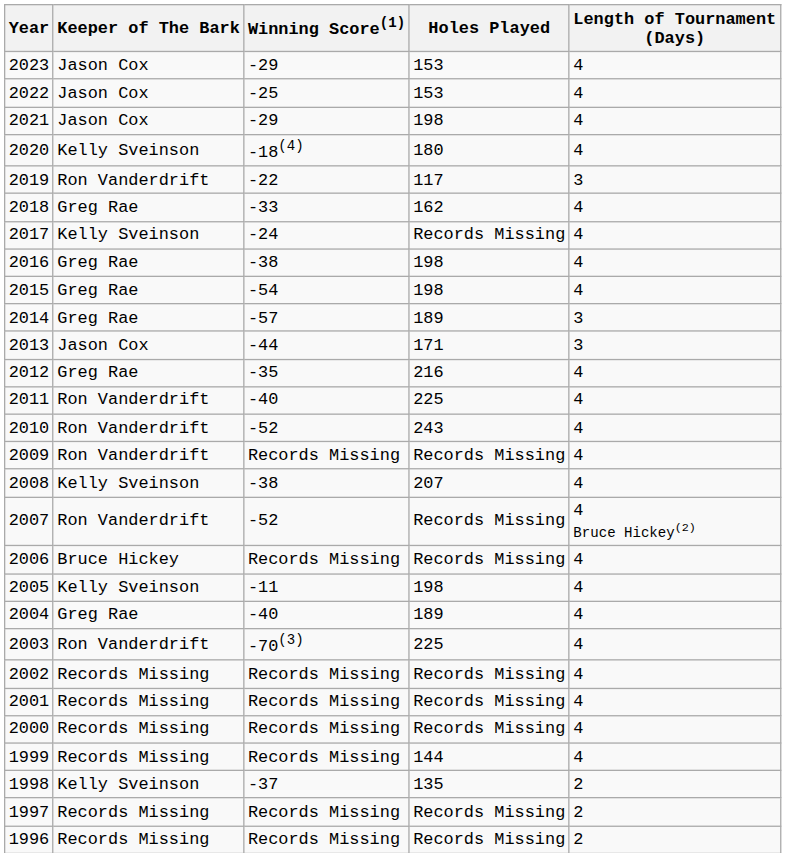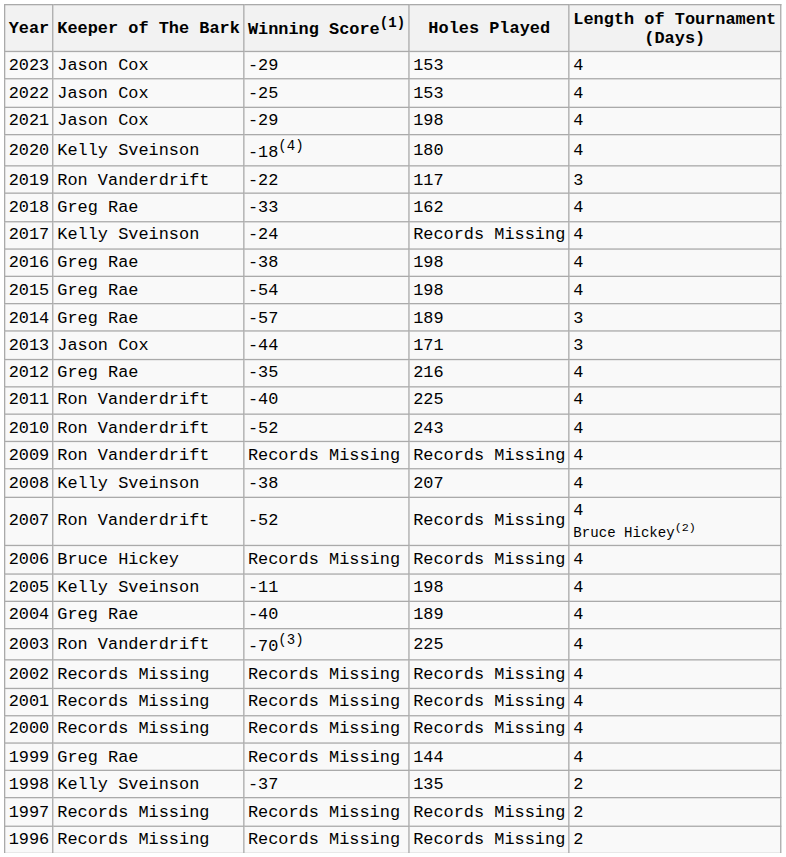(133, 757) Records Missing -> (98, 757) Greg Rae
